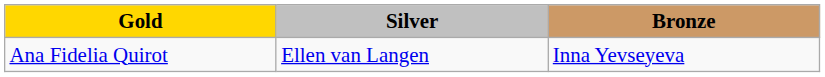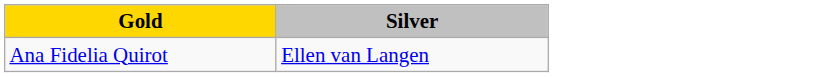- column: (684, 21)
